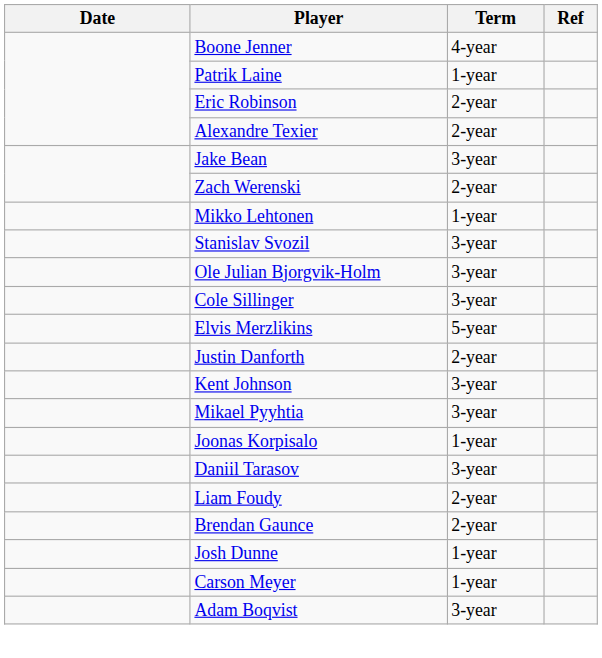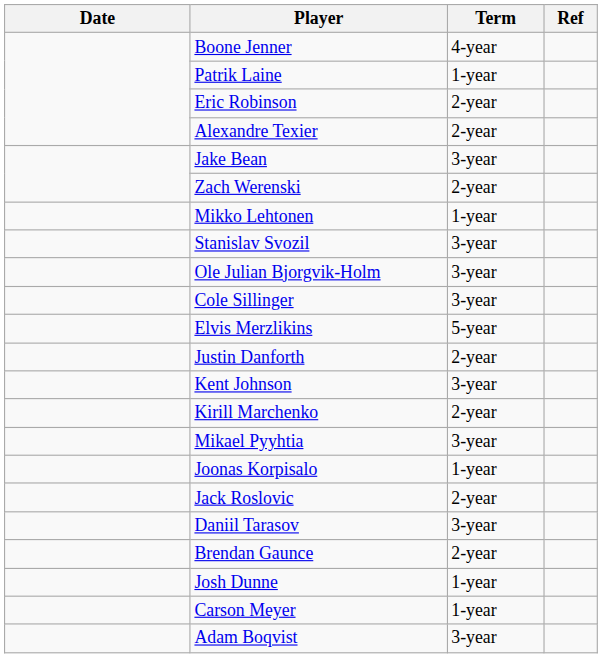+ row: (256, 412)
+ row: (244, 497)
- row: (238, 497)
